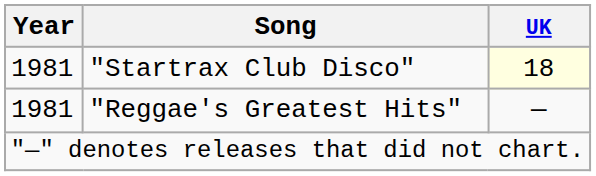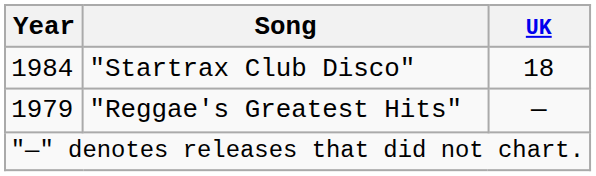(42, 68) 1981 -> (42, 68) 1984
(539, 68) lightyellow background -> (539, 68) no background
(42, 110) 1981 -> (42, 110) 1979
